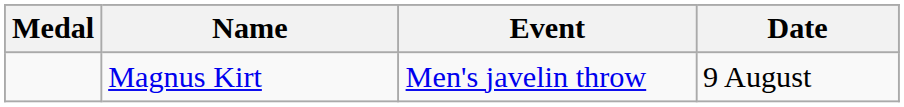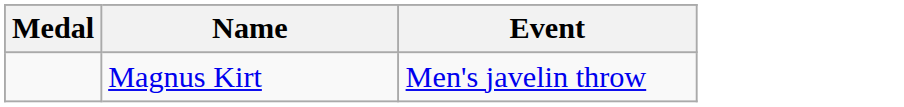- column: (798, 28)
